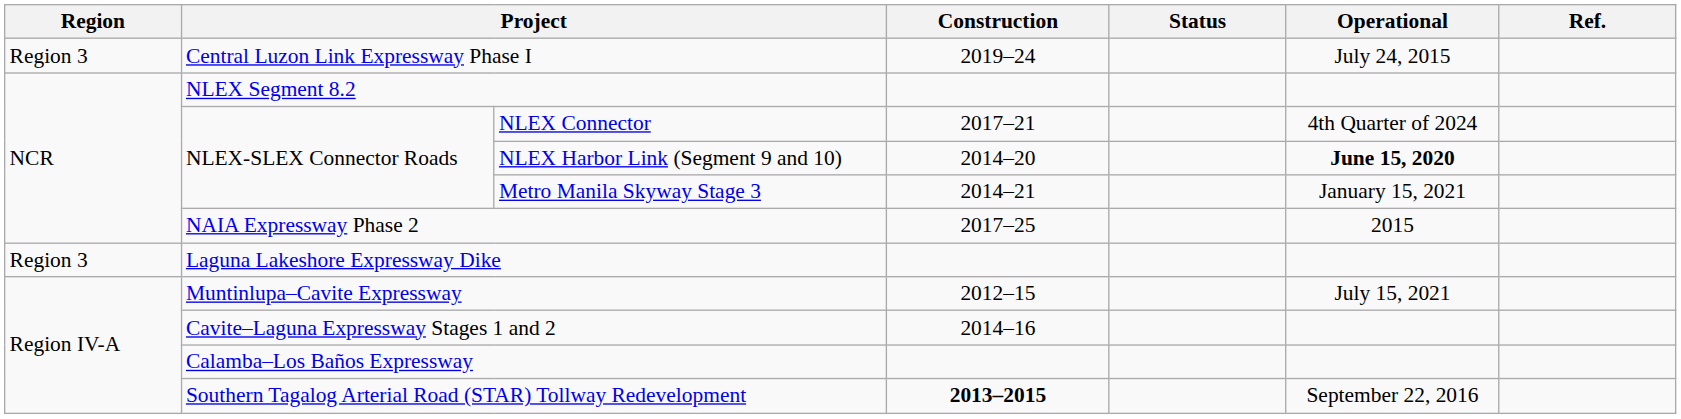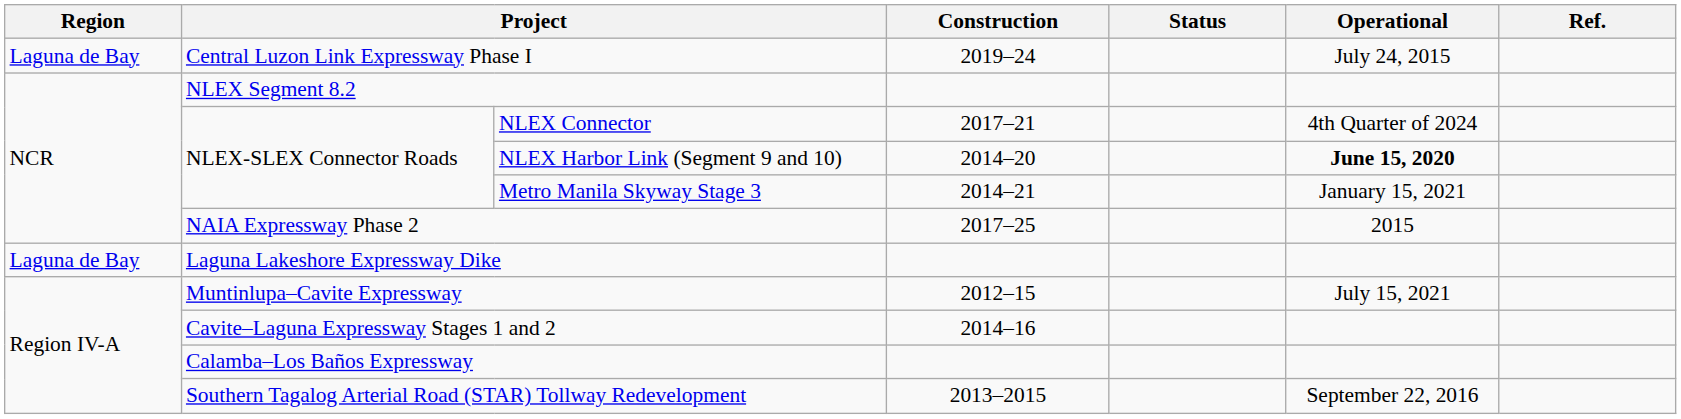(49, 55) Region 3 -> (75, 55) Laguna de Bay
(49, 259) Region 3 -> (75, 259) Laguna de Bay
(998, 395) bold -> (998, 395) normal
